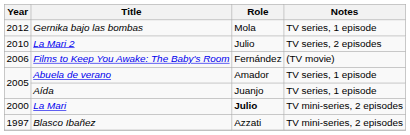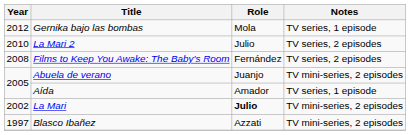(18, 59) 2006 -> (18, 59) 2008
(310, 59) (TV movie) -> (334, 59) TV series, 2 episodes
(252, 75) Amador -> (249, 75) Juanjo
(331, 75) TV series, 1 episode -> (345, 75) TV mini-series, 2 episodes
(249, 91) Juanjo -> (252, 91) Amador
(18, 106) 2000 -> (18, 106) 2002
